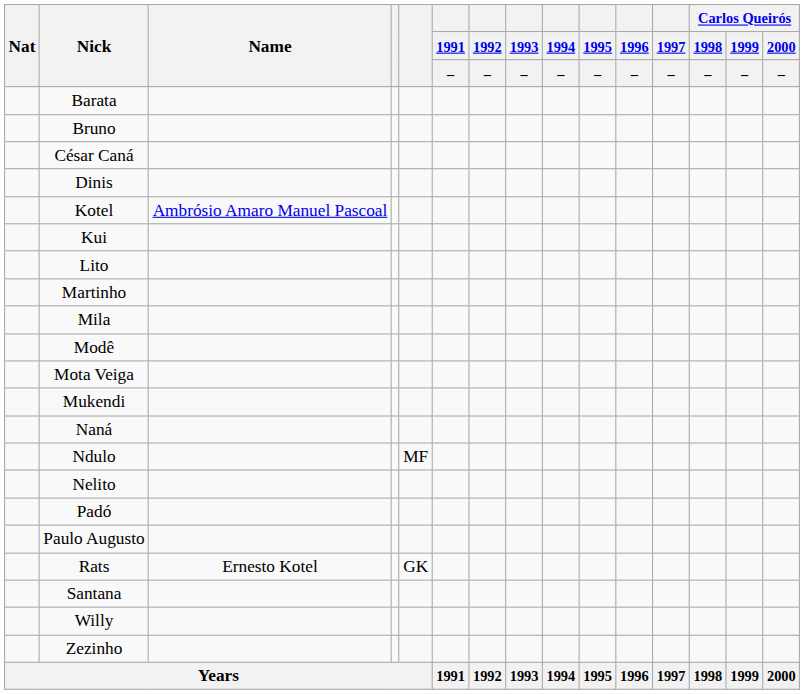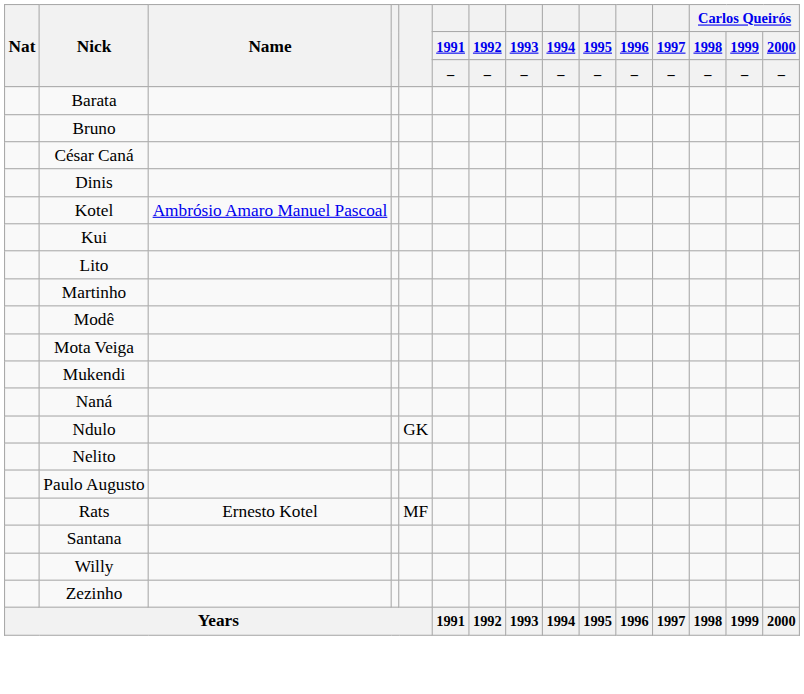- row: (94, 319)
(416, 456) MF -> (416, 429) GK
- row: (94, 511)
(416, 566) GK -> (416, 511) MF
